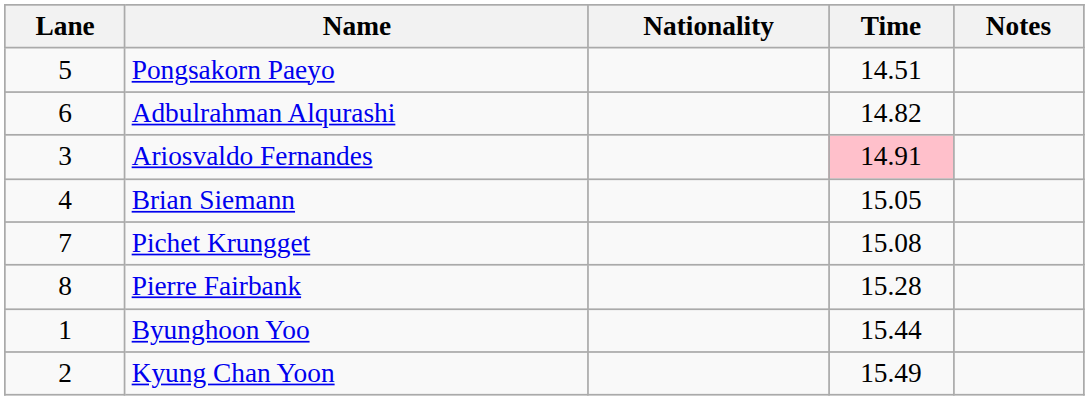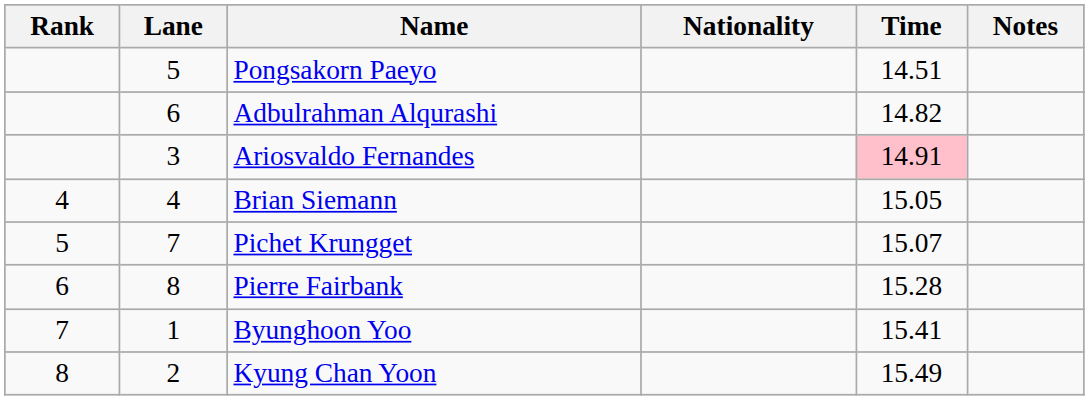+ column: (62, 26)
(891, 243) 15.08 -> (911, 243) 15.07
(891, 329) 15.44 -> (911, 329) 15.41
